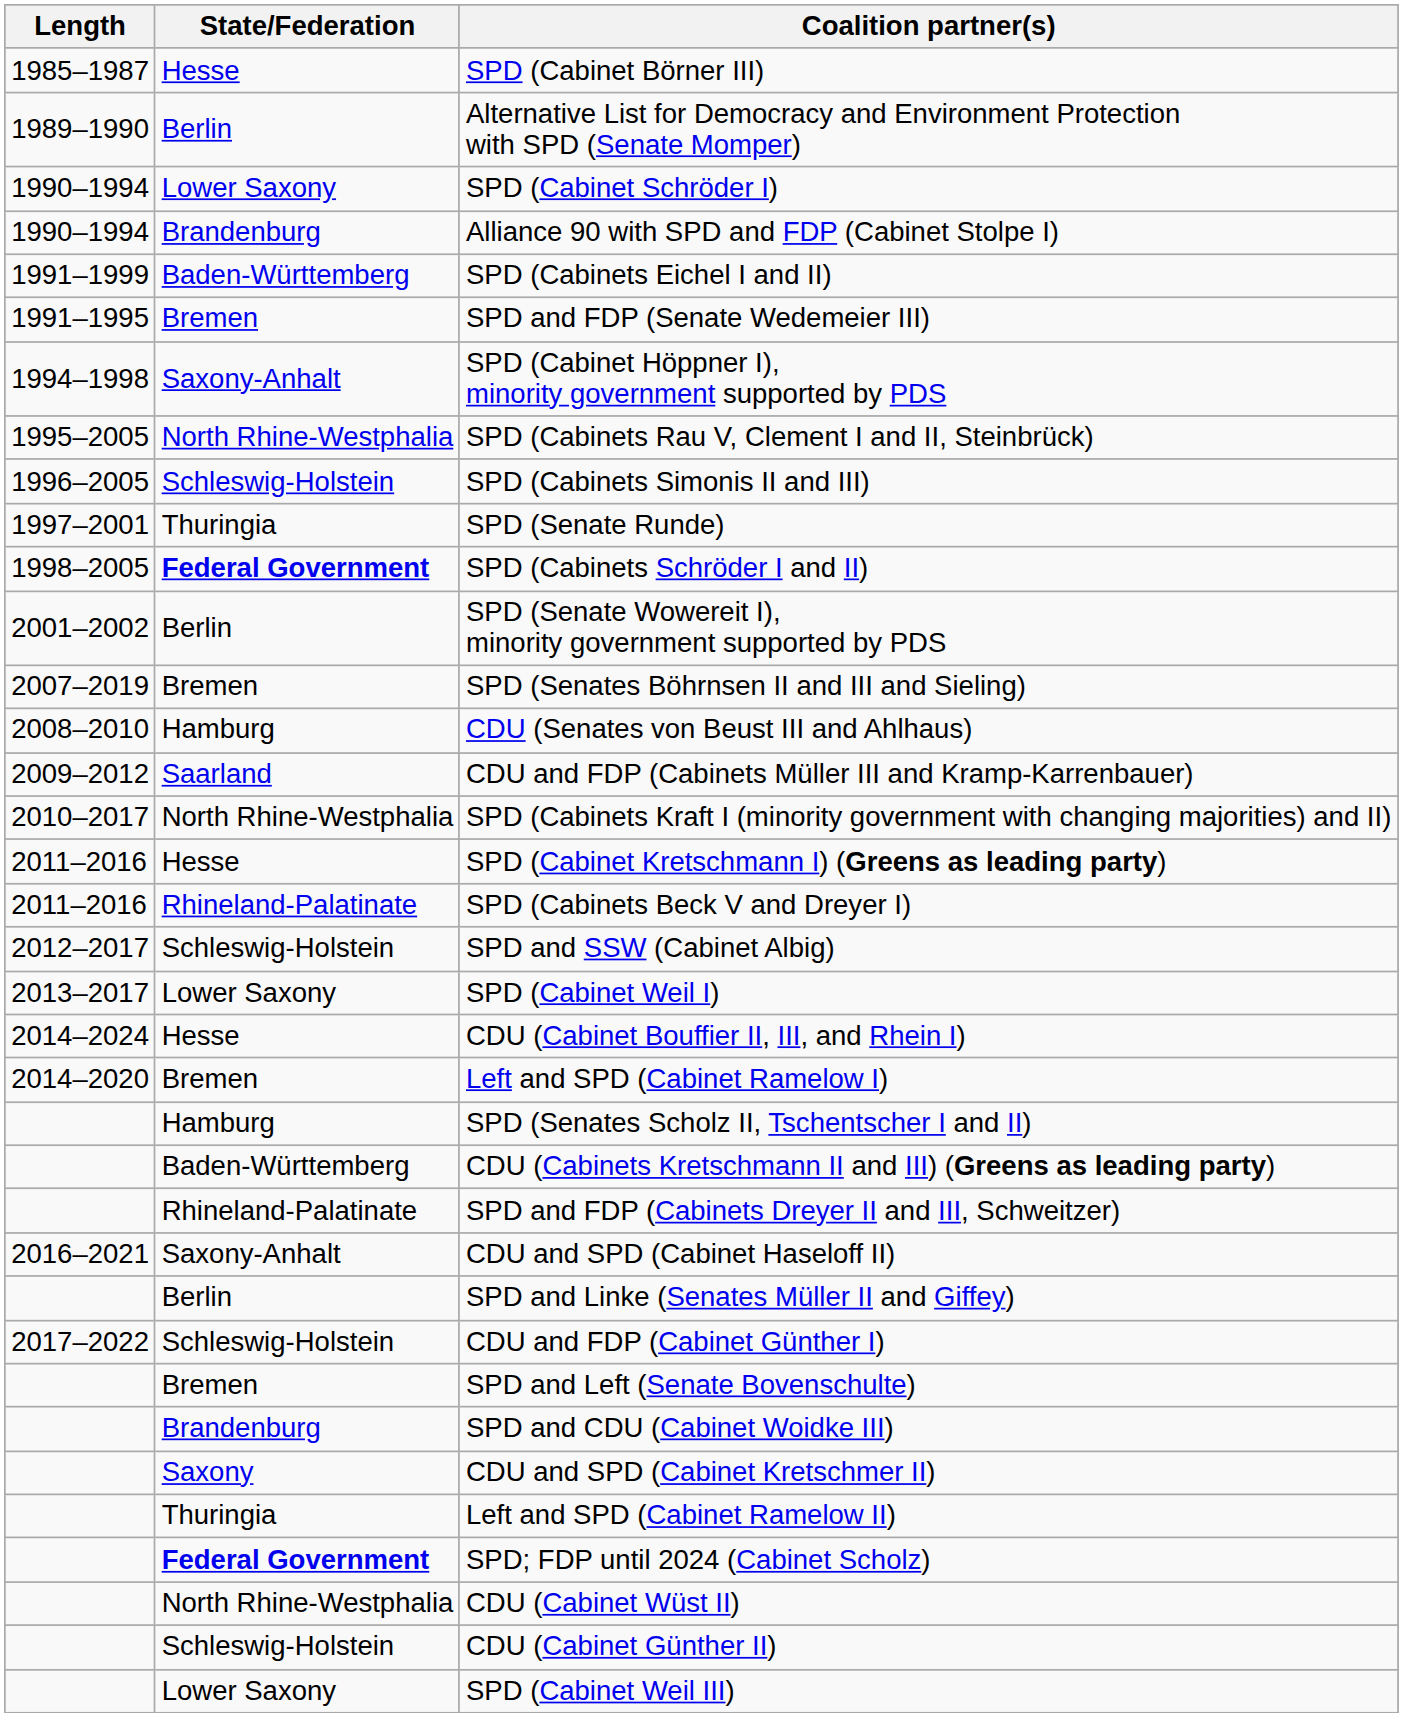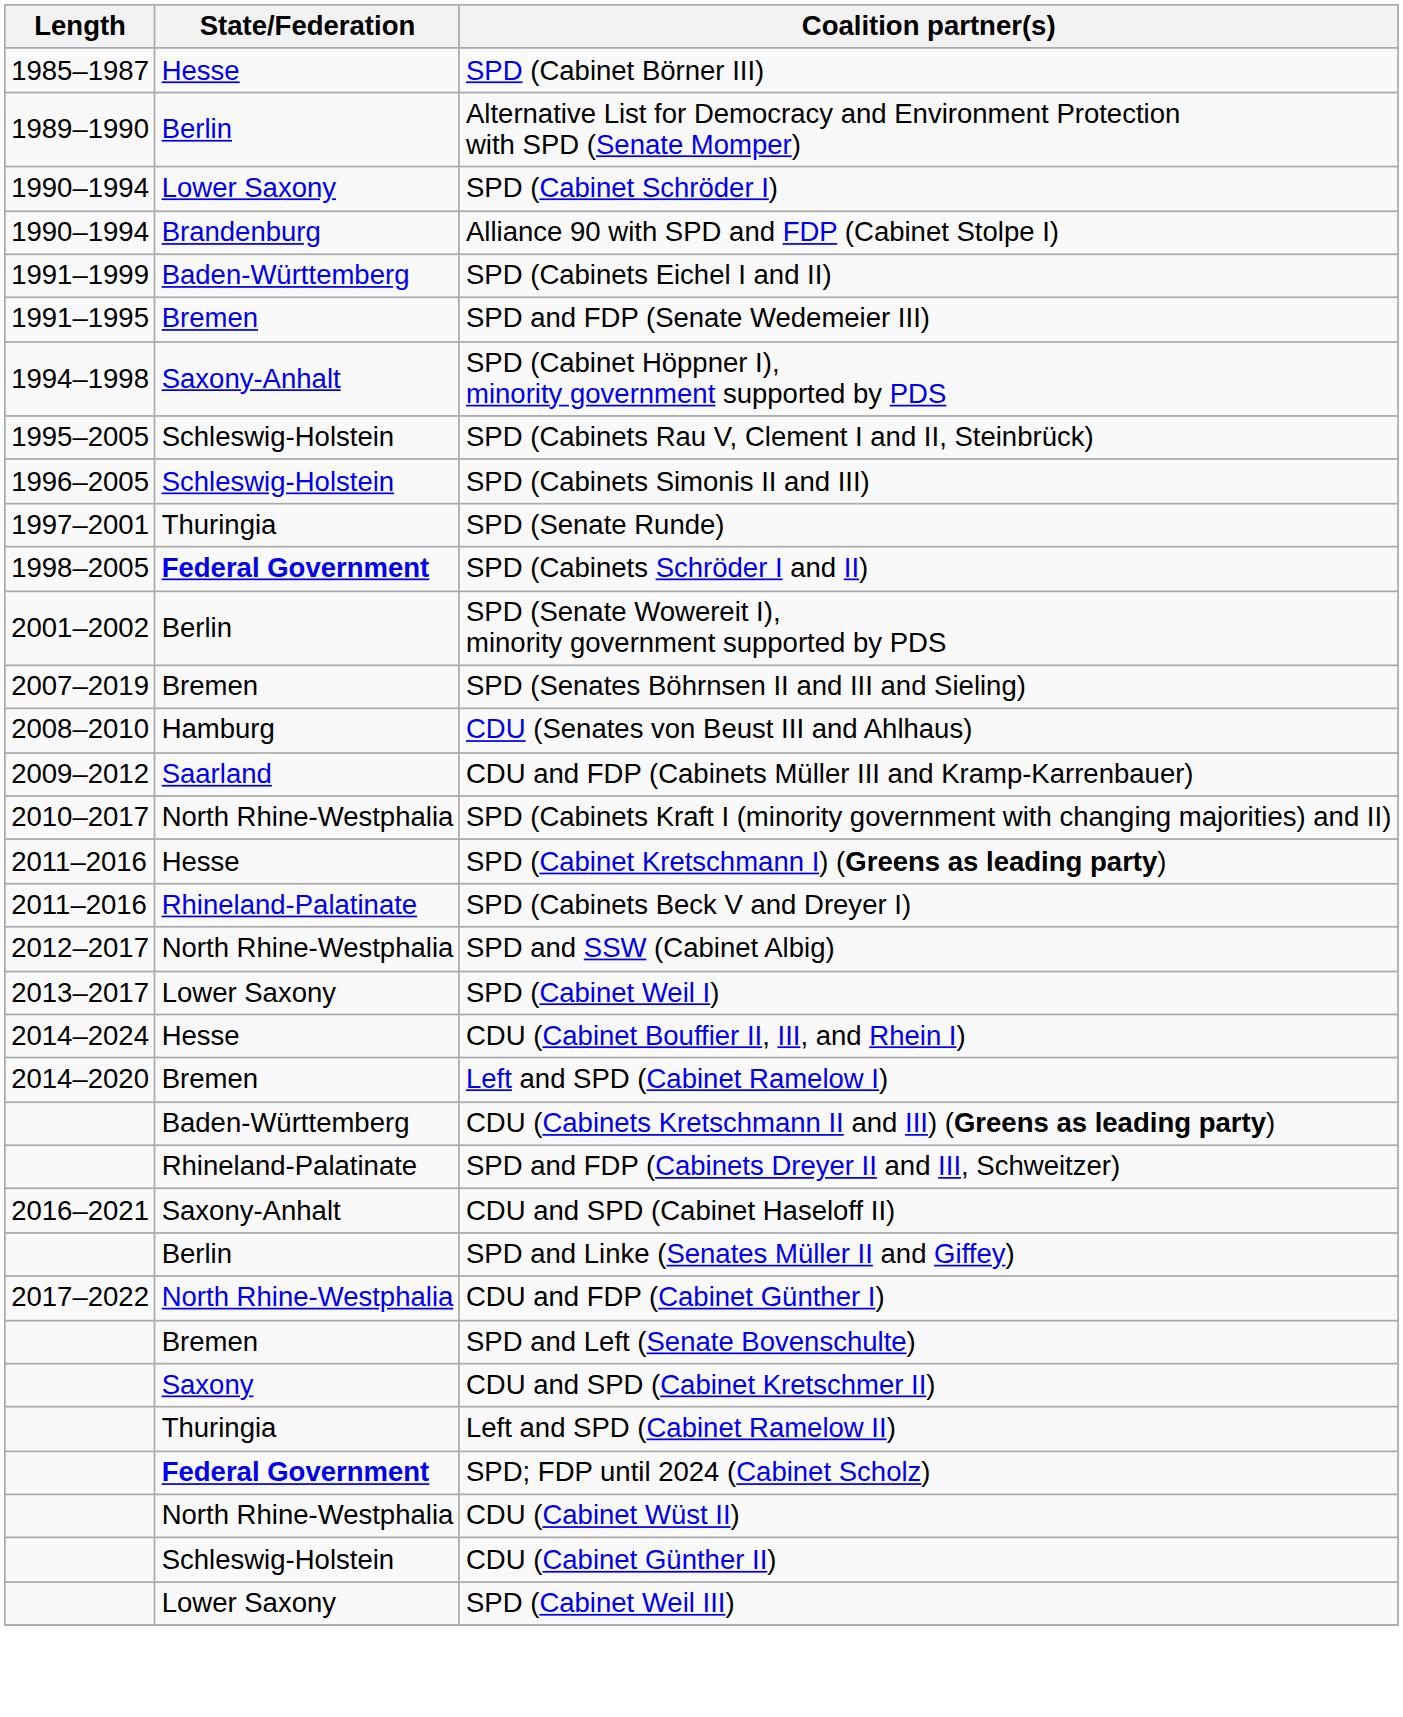(307, 437) North Rhine-Westphalia -> (278, 437) Schleswig-Holstein
(278, 948) Schleswig-Holstein -> (307, 948) North Rhine-Westphalia
- row: (749, 1123)
(278, 1341) Schleswig-Holstein -> (307, 1297) North Rhine-Westphalia
- row: (680, 1428)
